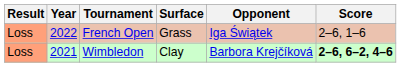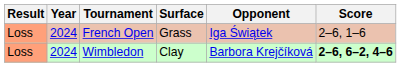(63, 33) 2022 -> (63, 33) 2024
(63, 52) 2021 -> (63, 52) 2024
